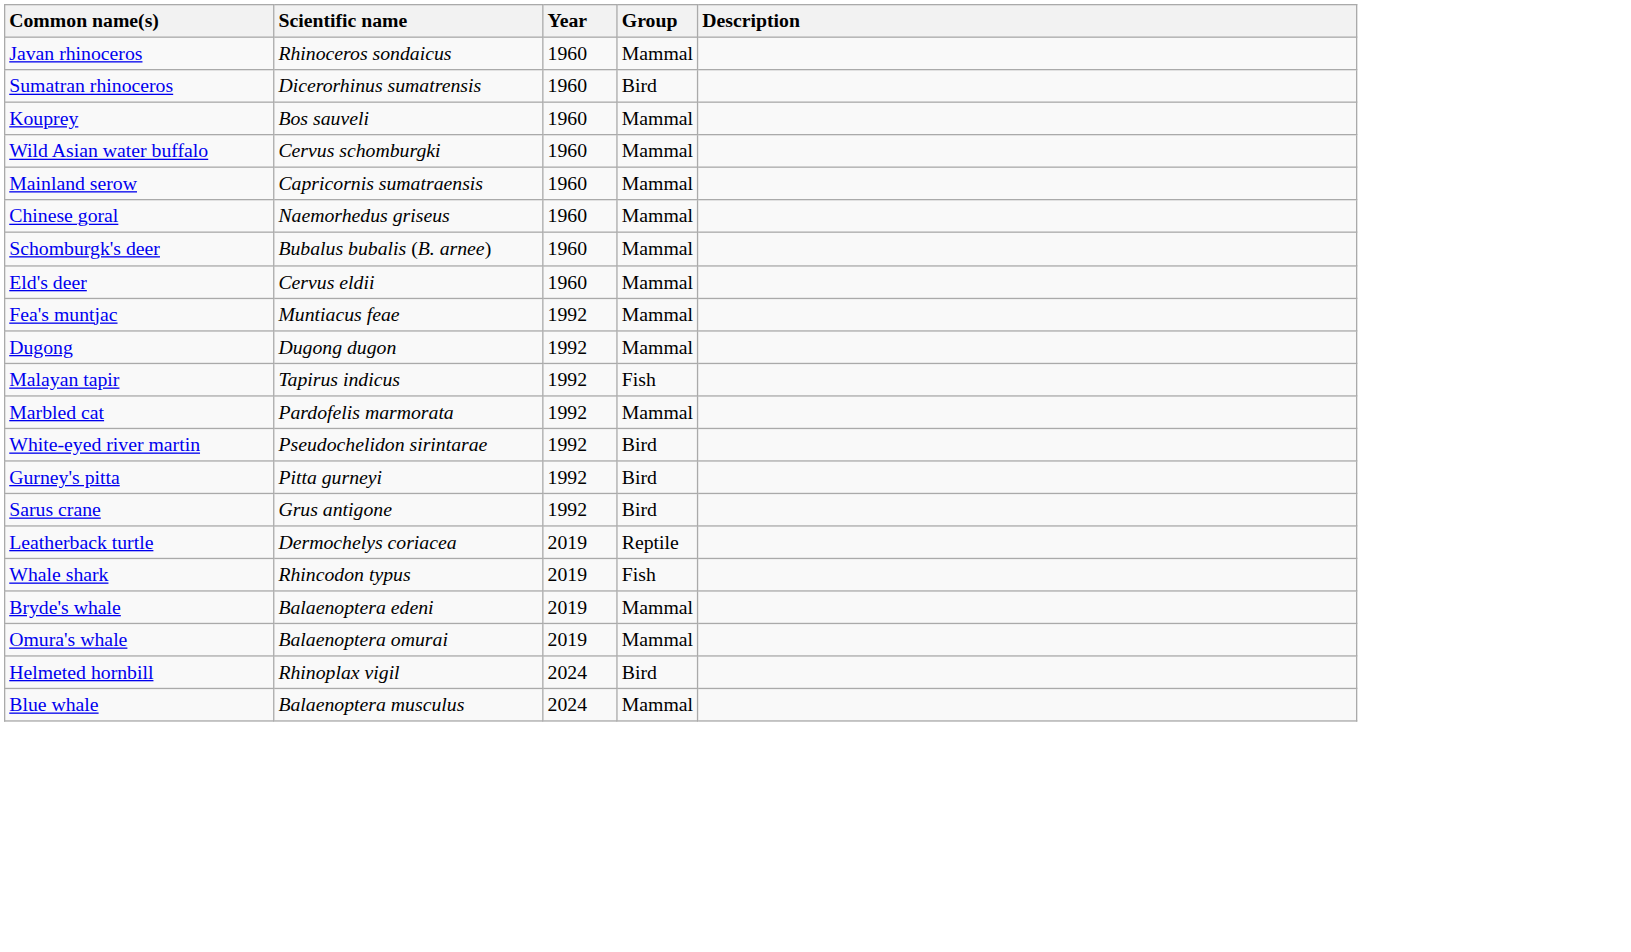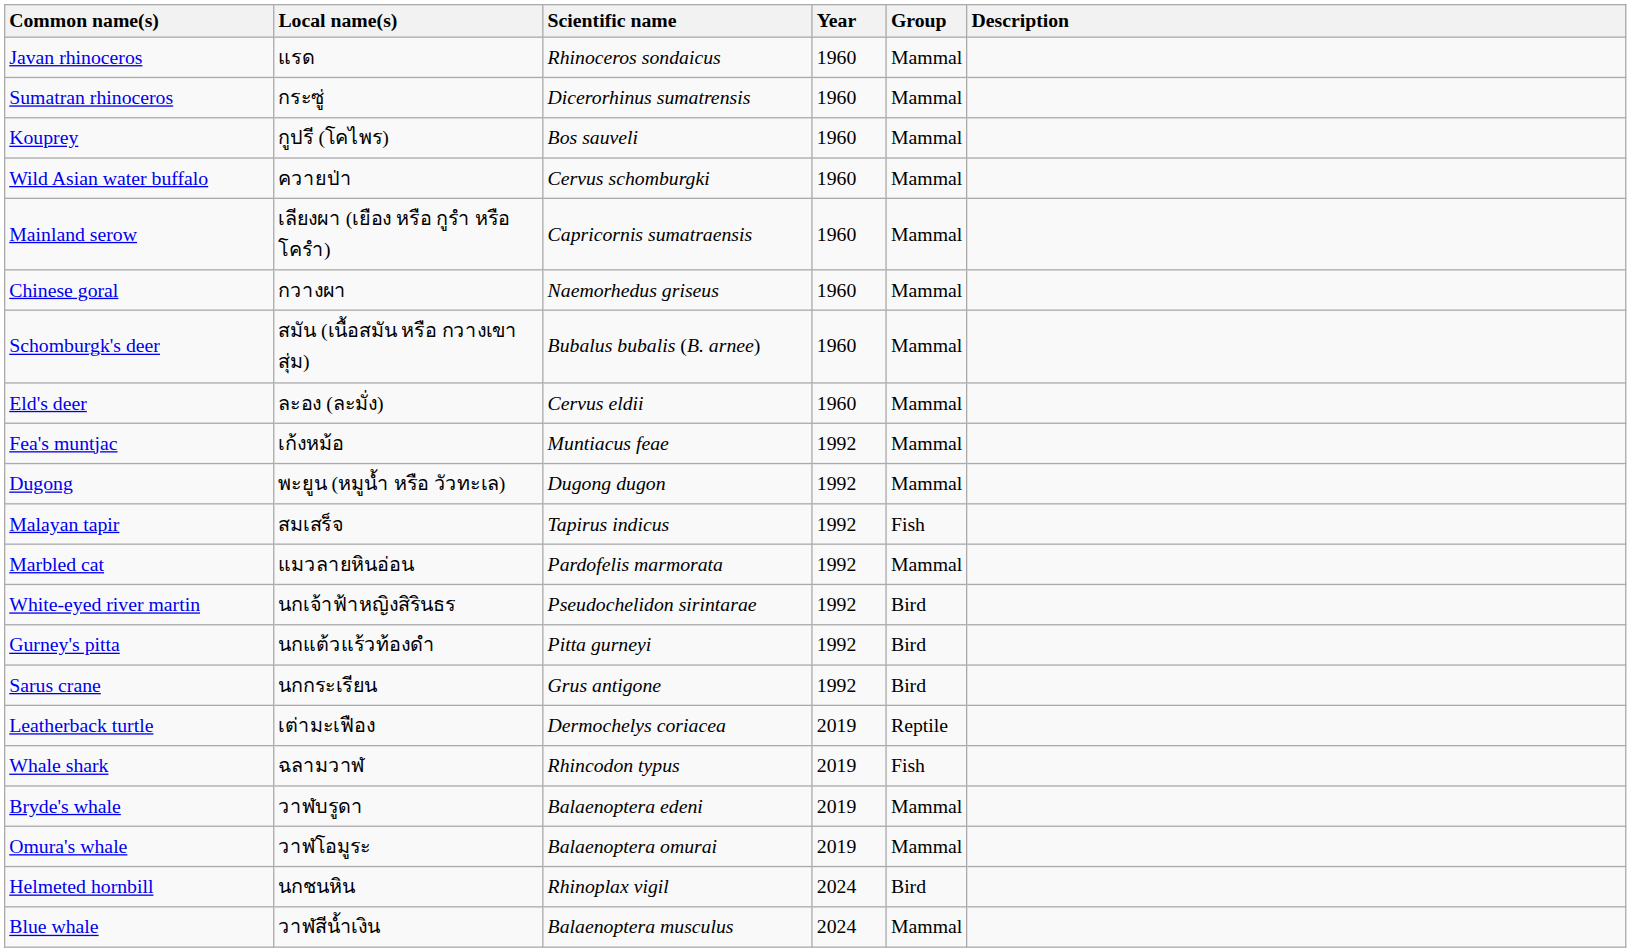+ column: (338, 20)
(639, 86) Bird -> (927, 97) Mammal
